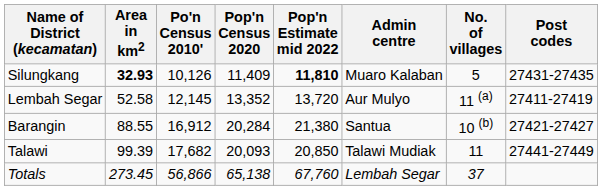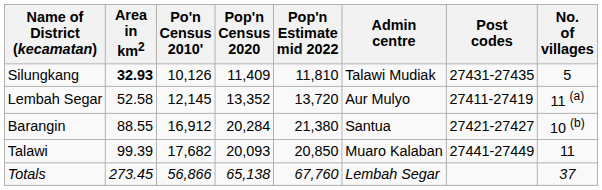columns swapped: (476, 34) <-> (551, 34)
(317, 75) bold -> (317, 75) normal
(394, 75) Muaro Kalaban -> (390, 75) Talawi Mudiak
(390, 151) Talawi Mudiak -> (394, 151) Muaro Kalaban
